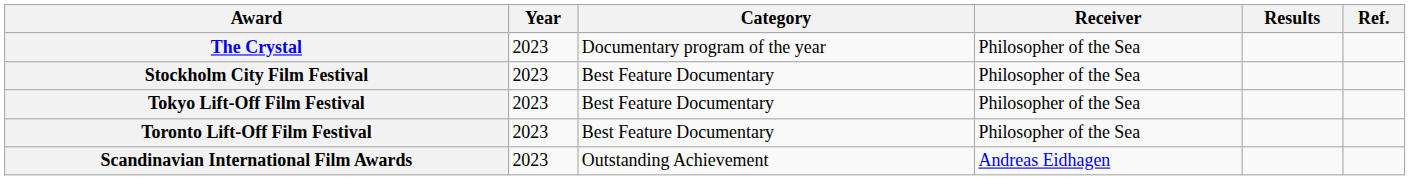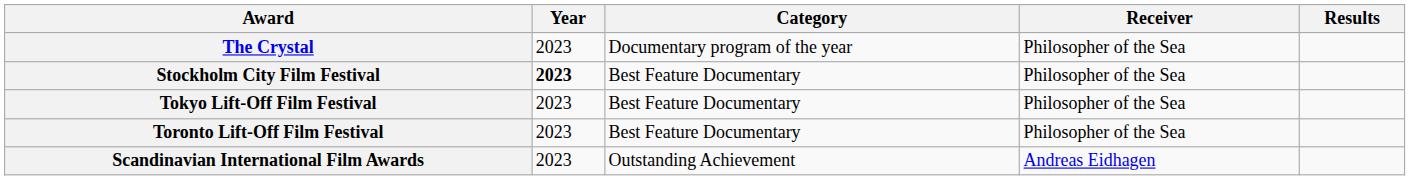- column: (1374, 18)
(530, 75) normal -> (554, 75) bold
